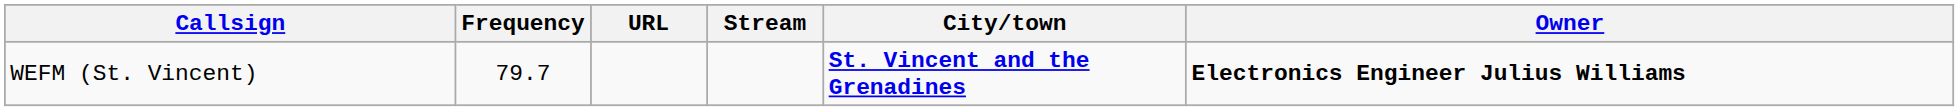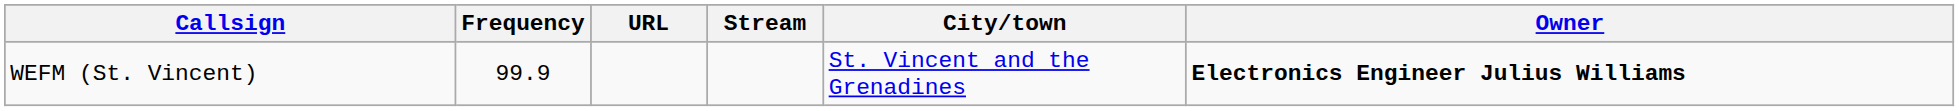(523, 74) 79.7 -> (523, 74) 99.9
(959, 74) bold -> (959, 74) normal
